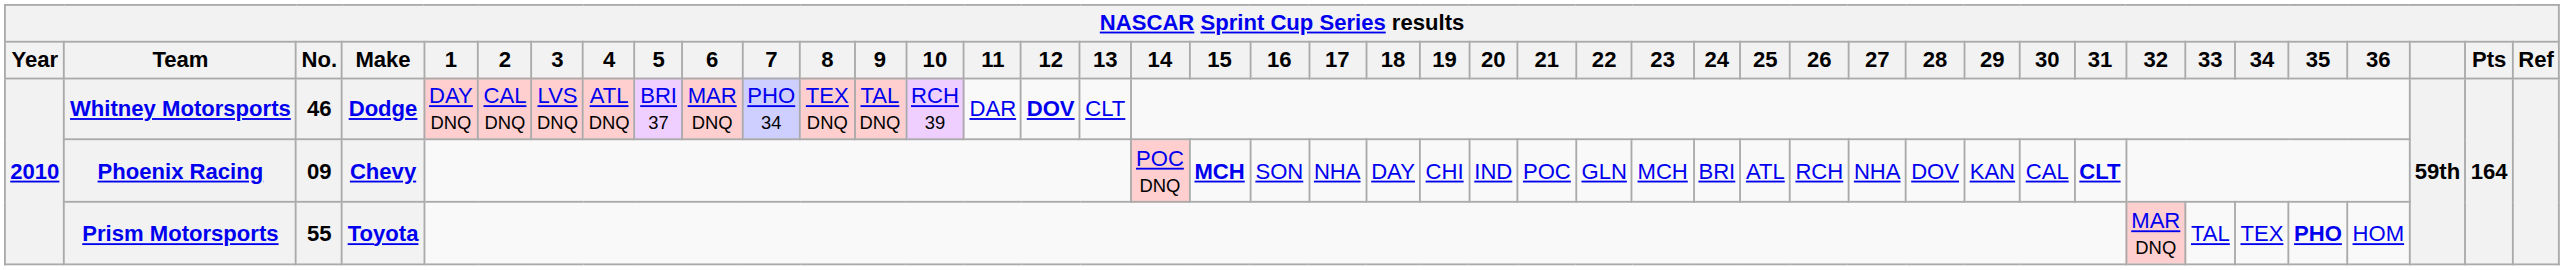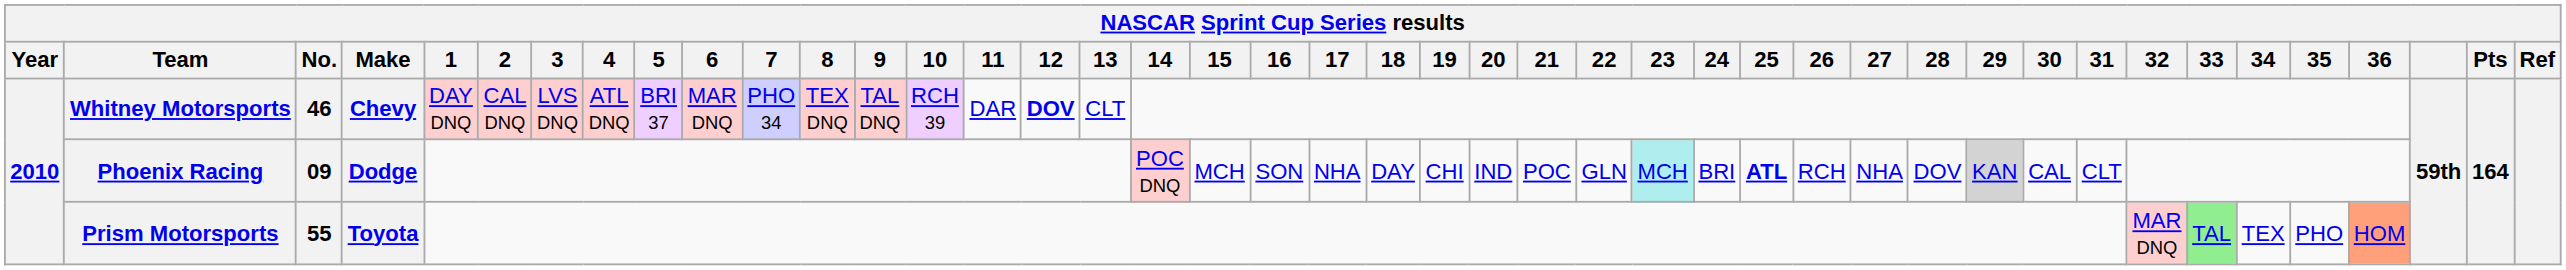(383, 109) Dodge -> (383, 109) Chevy
(383, 171) Chevy -> (383, 171) Dodge
(1220, 171) bold -> (1220, 171) normal
(1663, 171) no background -> (1663, 171) paleturquoise background
(1765, 171) normal -> (1767, 171) bold
(1992, 171) no background -> (1995, 171) lightgrey background
(2100, 171) bold -> (2102, 171) normal
(2210, 233) no background -> (2212, 233) lightgreen background
(2318, 233) bold -> (2319, 233) normal
(2378, 233) no background -> (2380, 233) lightsalmon background
